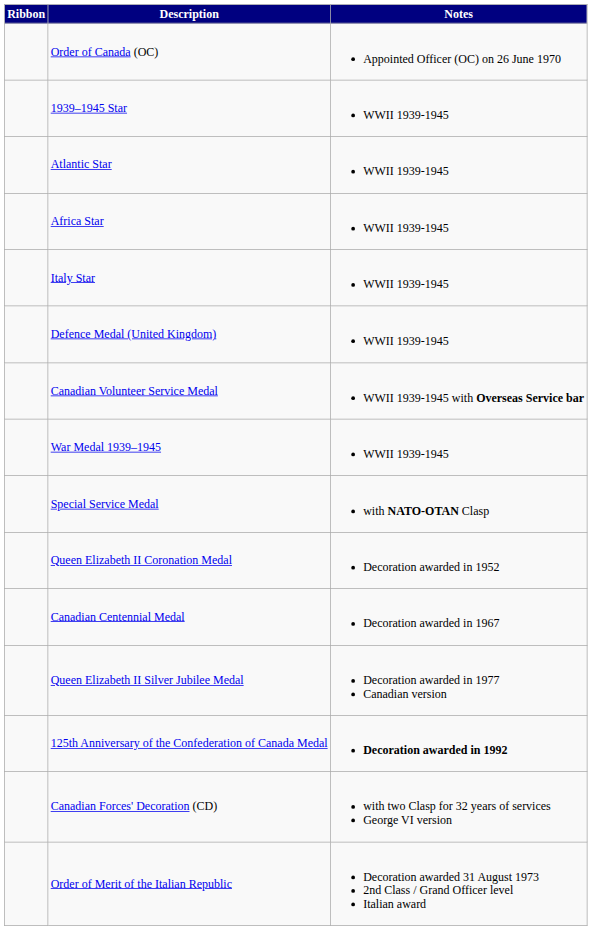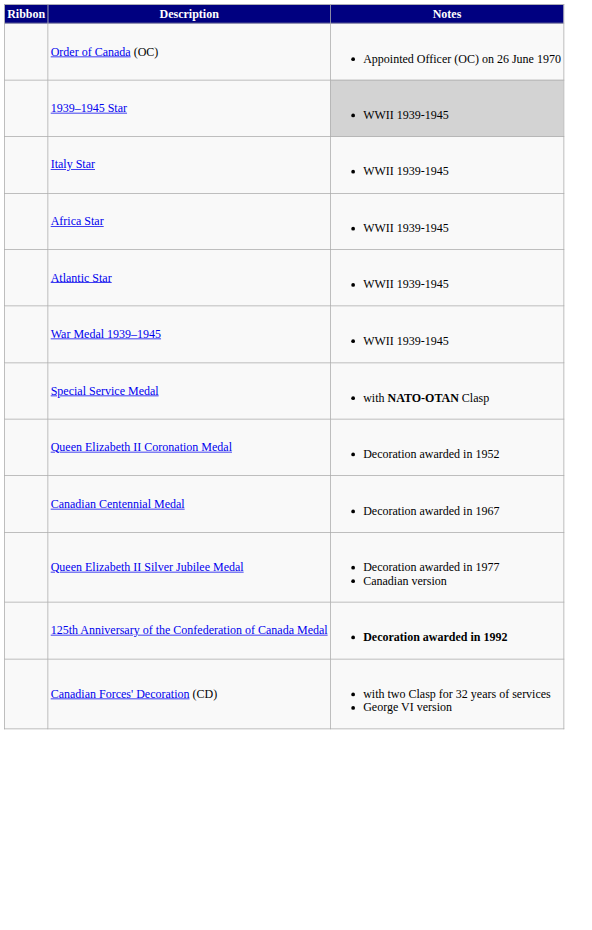(459, 115) no background -> (447, 115) lightgrey background
rows swapped: (81, 164) <-> (73, 277)
- row: (134, 334)
- row: (134, 390)
- row: (141, 883)
